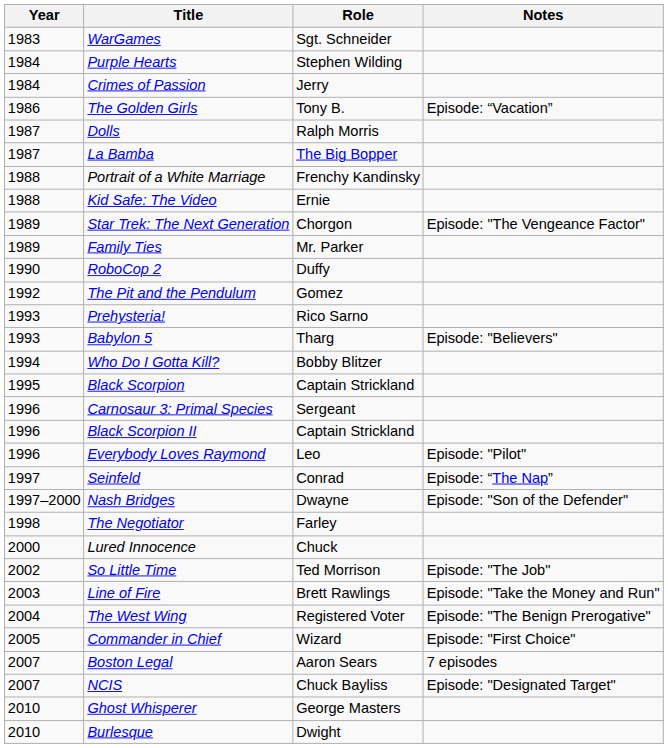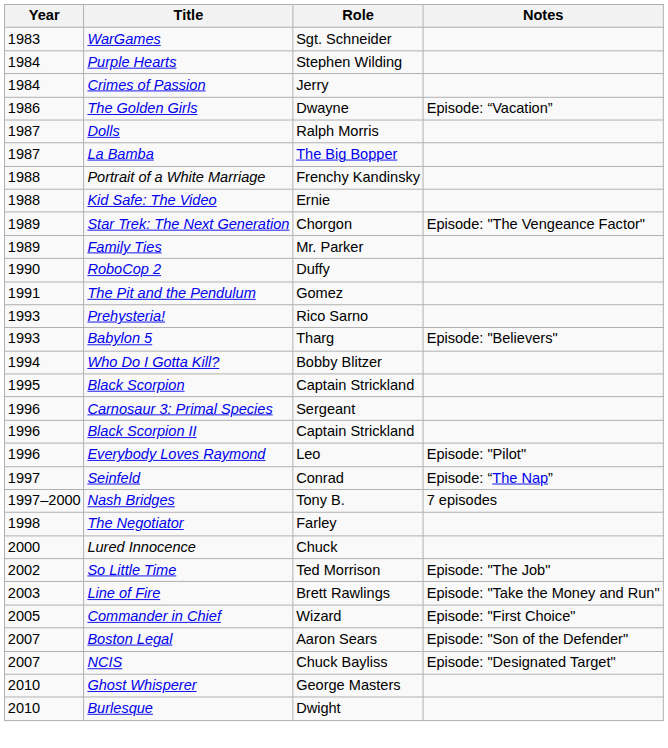(320, 108) Tony B. -> (322, 108) Dwayne
(24, 293) 1992 -> (24, 293) 1991
(322, 500) Dwayne -> (320, 500) Tony B.
(527, 500) Episode: "Son of the Defender" -> (462, 500) 7 episodes
- row: (137, 616)
(462, 662) 7 episodes -> (527, 639) Episode: "Son of the Defender"
